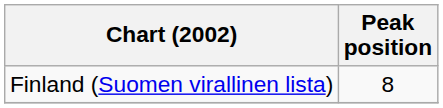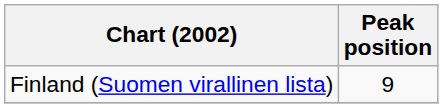(388, 84) 8 -> (388, 84) 9
